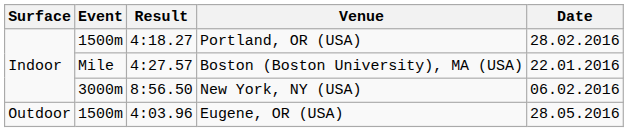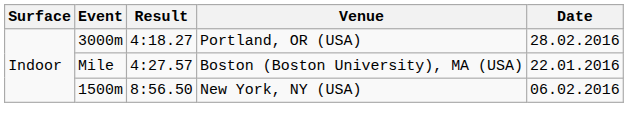(100, 41) 1500m -> (100, 41) 3000m
(100, 90) 3000m -> (100, 90) 1500m
- row: (272, 114)
